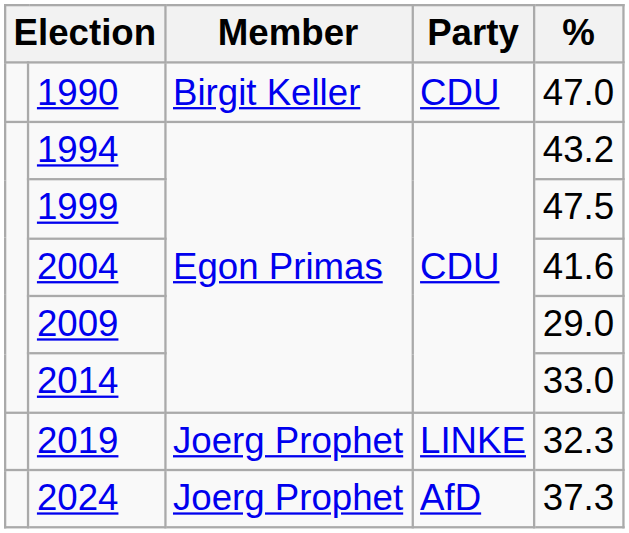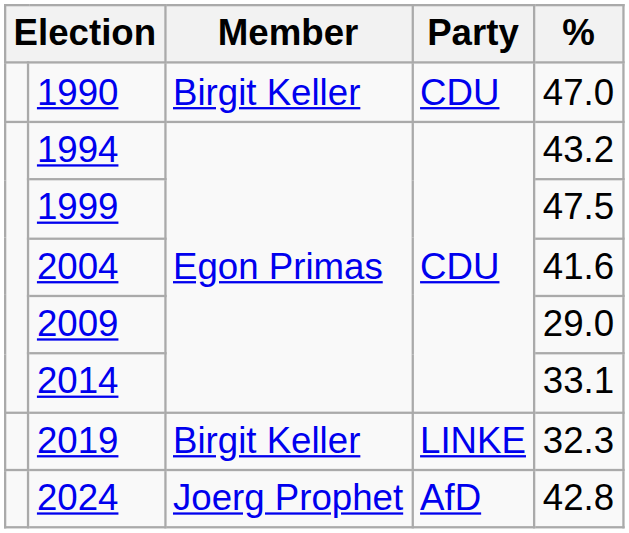(579, 382) 33.0 -> (579, 382) 33.1
(288, 440) Joerg Prophet -> (267, 440) Birgit Keller
(579, 498) 37.3 -> (579, 498) 42.8
